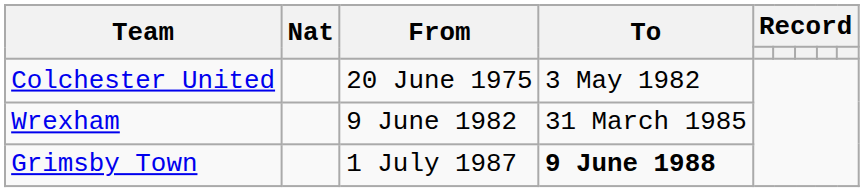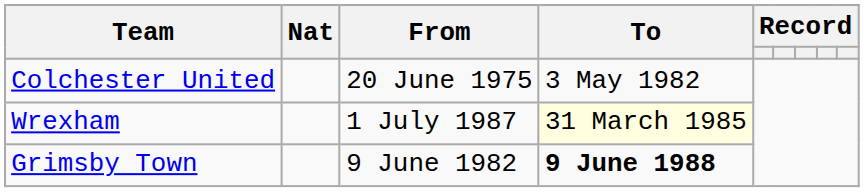(432, 123) 9 June 1982 -> (432, 123) 1 July 1987
(646, 123) no background -> (646, 123) lightyellow background
(432, 165) 1 July 1987 -> (432, 165) 9 June 1982
